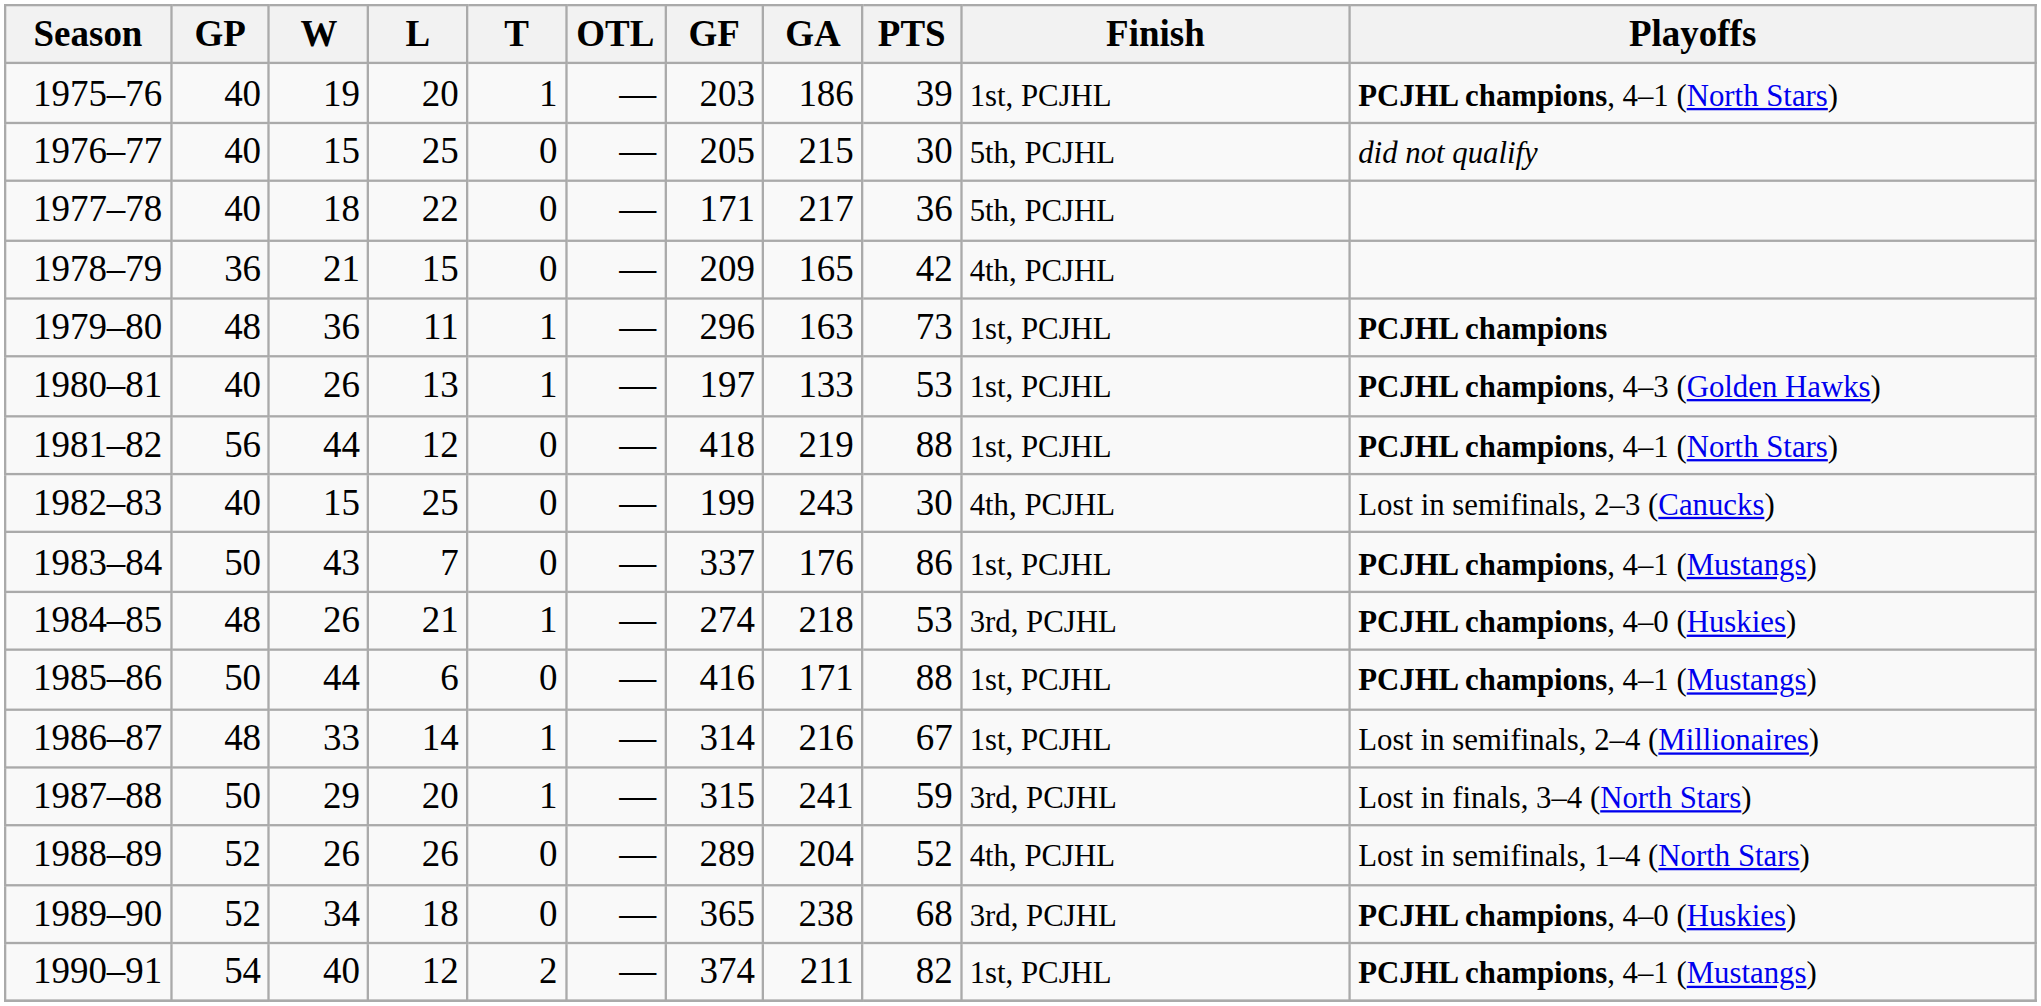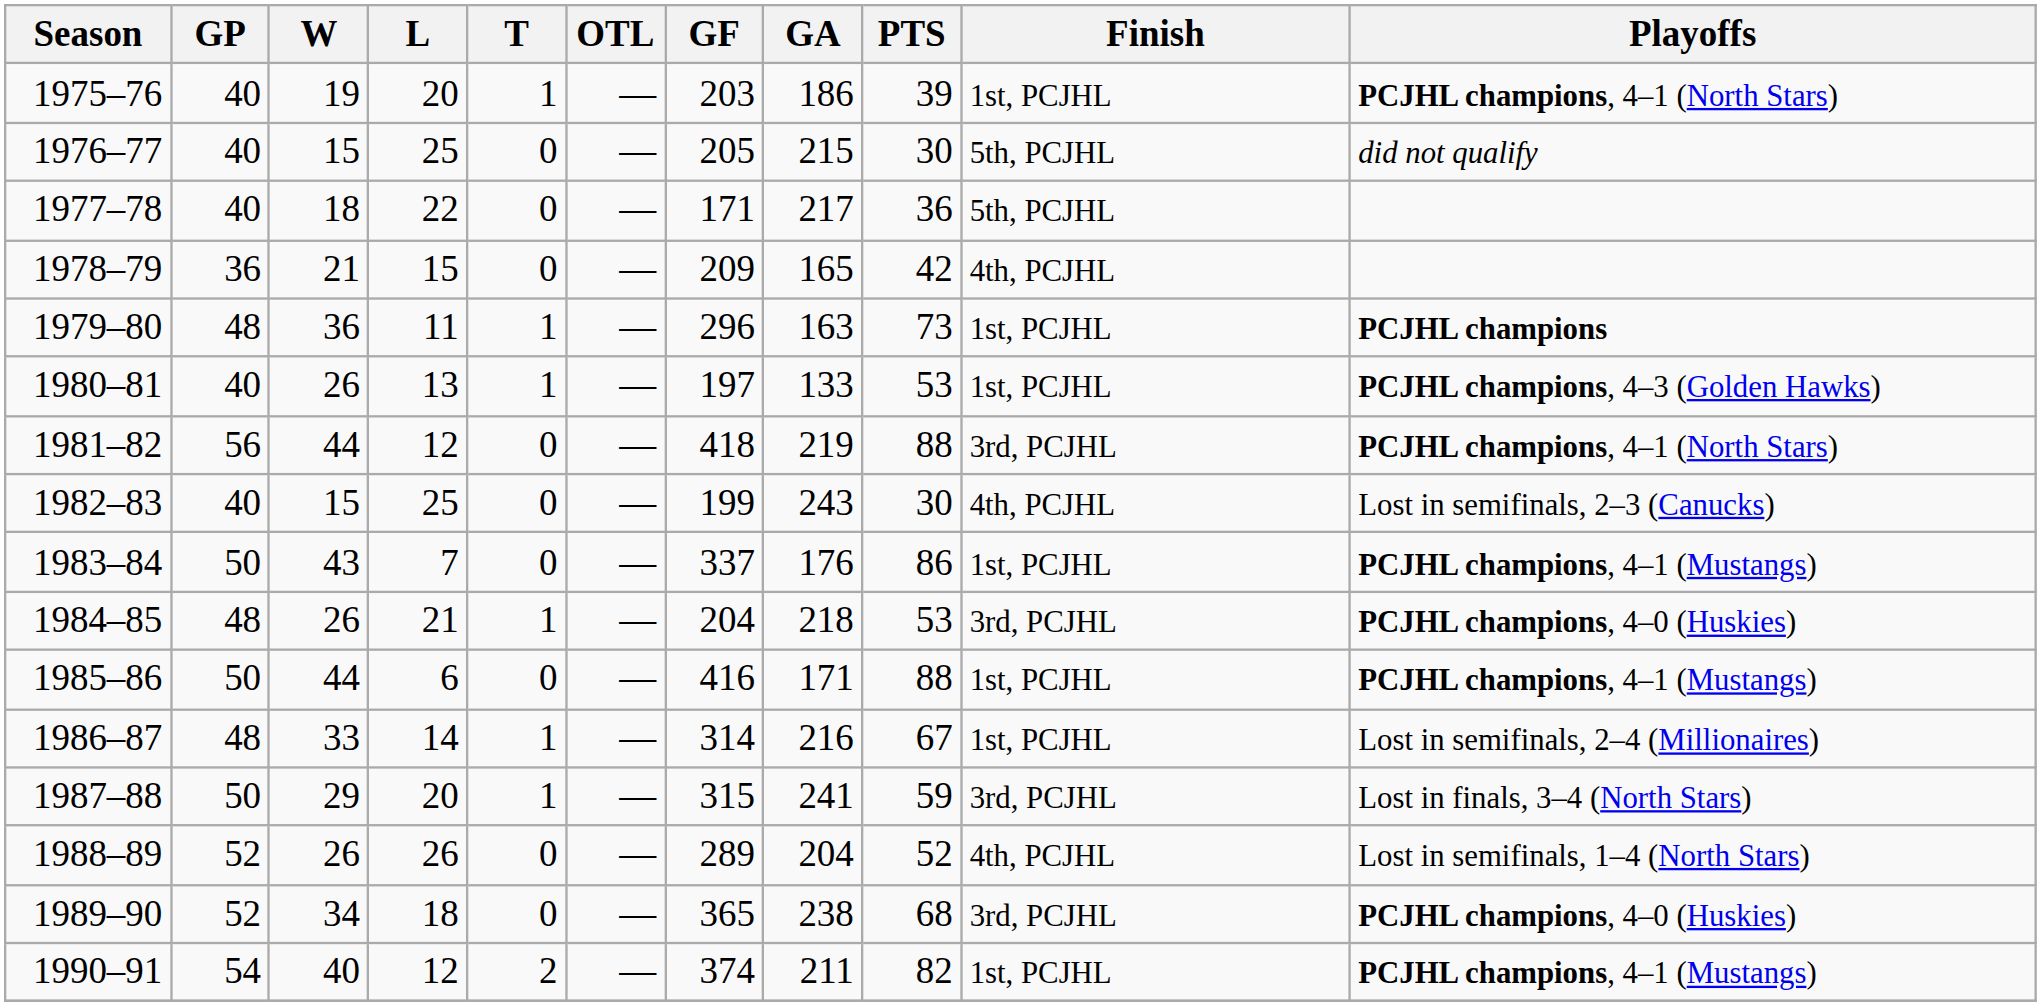(1041, 446) 1st, PCJHL -> (1043, 446) 3rd, PCJHL
(727, 619) 274 -> (727, 619) 204
